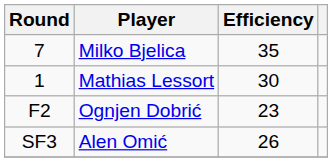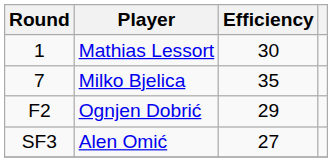rows swapped: (146, 80) <-> (132, 50)
(268, 111) 23 -> (268, 111) 29
(268, 141) 26 -> (268, 141) 27
